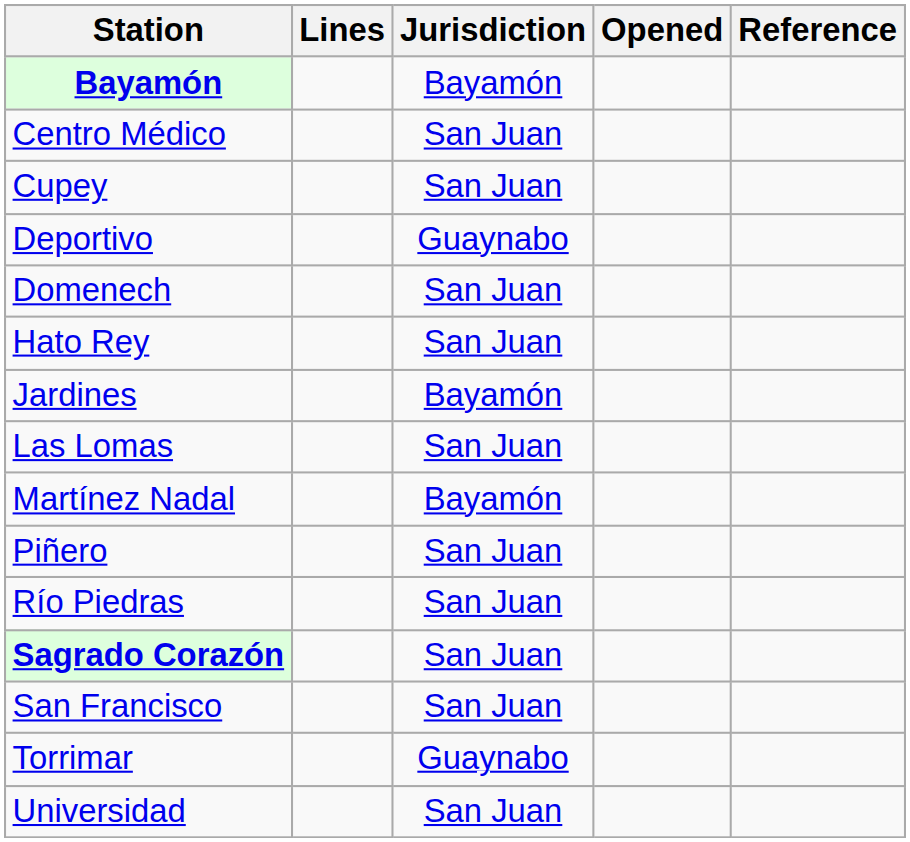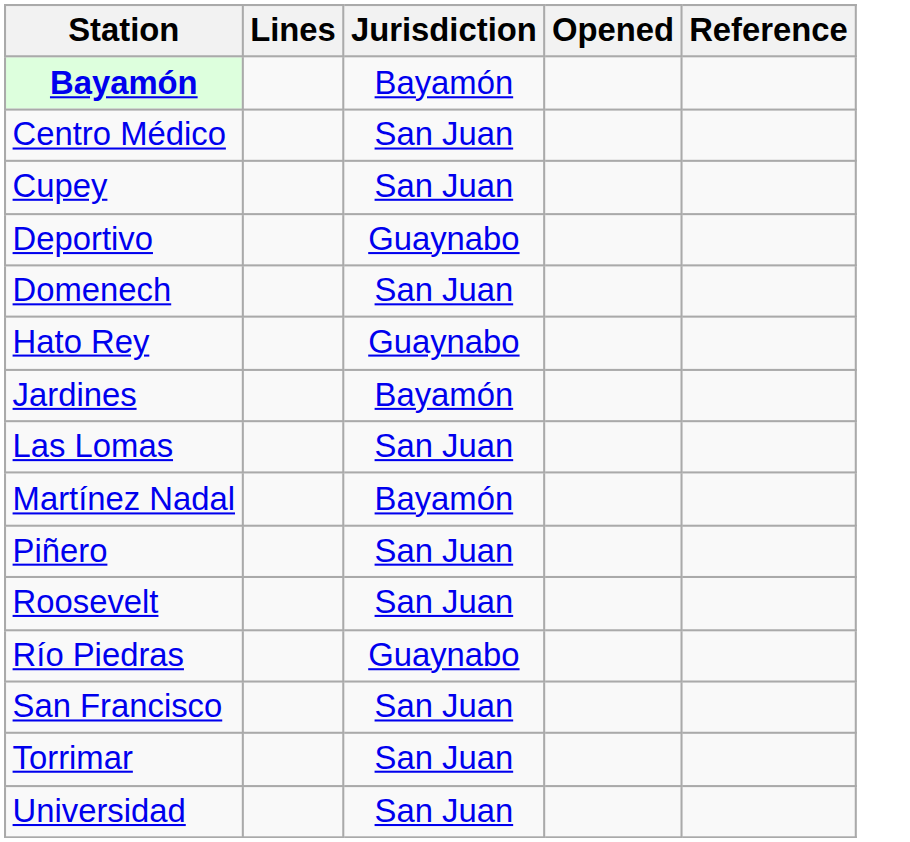(493, 342) San Juan -> (444, 342) Guaynabo
+ row: (86, 602)
(493, 602) San Juan -> (444, 654) Guaynabo
- row: (148, 654)
(493, 758) Guaynabo -> (444, 758) San Juan
